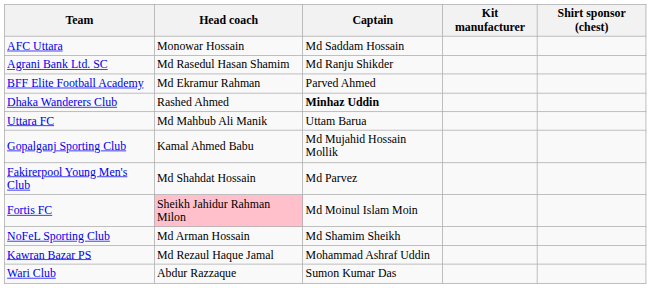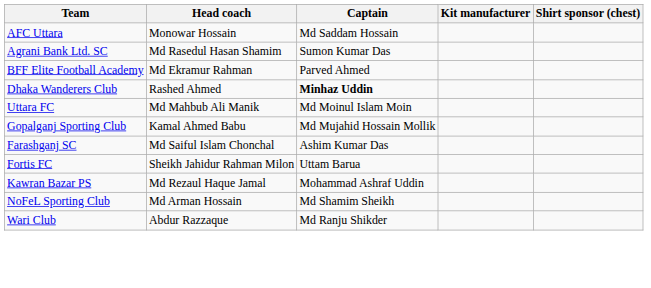(349, 64) Md Ranju Shikder -> (345, 51) Sumon Kumar Das
(336, 121) Uttam Barua -> (356, 107) Md Moinul Islam Moin
- row: (67, 178)
+ row: (42, 145)
(214, 210) pink background -> (222, 164) no background
(362, 210) Md Moinul Islam Moin -> (330, 164) Uttam Barua
rows swapped: (49, 254) <-> (59, 236)
(351, 273) Sumon Kumar Das -> (343, 220) Md Ranju Shikder
